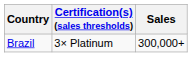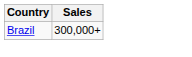- column: (94, 19)
